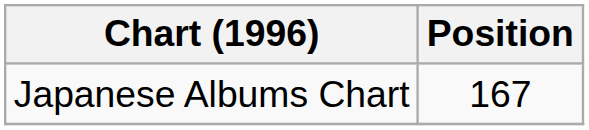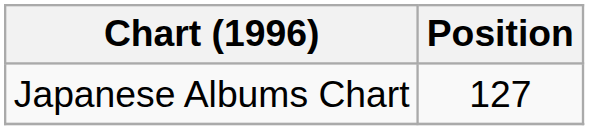(500, 93) 167 -> (500, 93) 127
